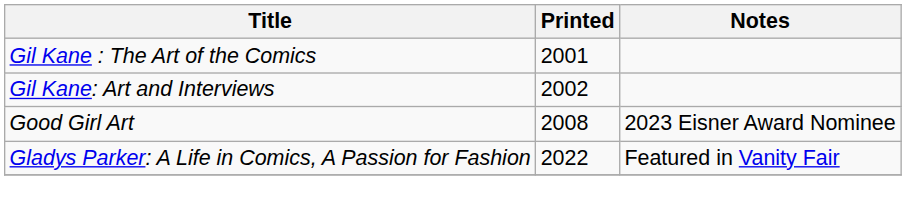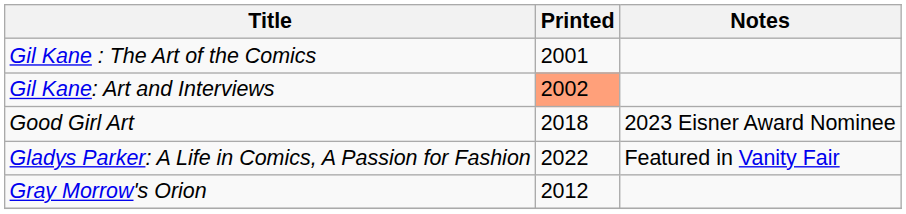(564, 89) no background -> (564, 89) lightsalmon background
(564, 123) 2008 -> (564, 123) 2018
+ row: (108, 191)
